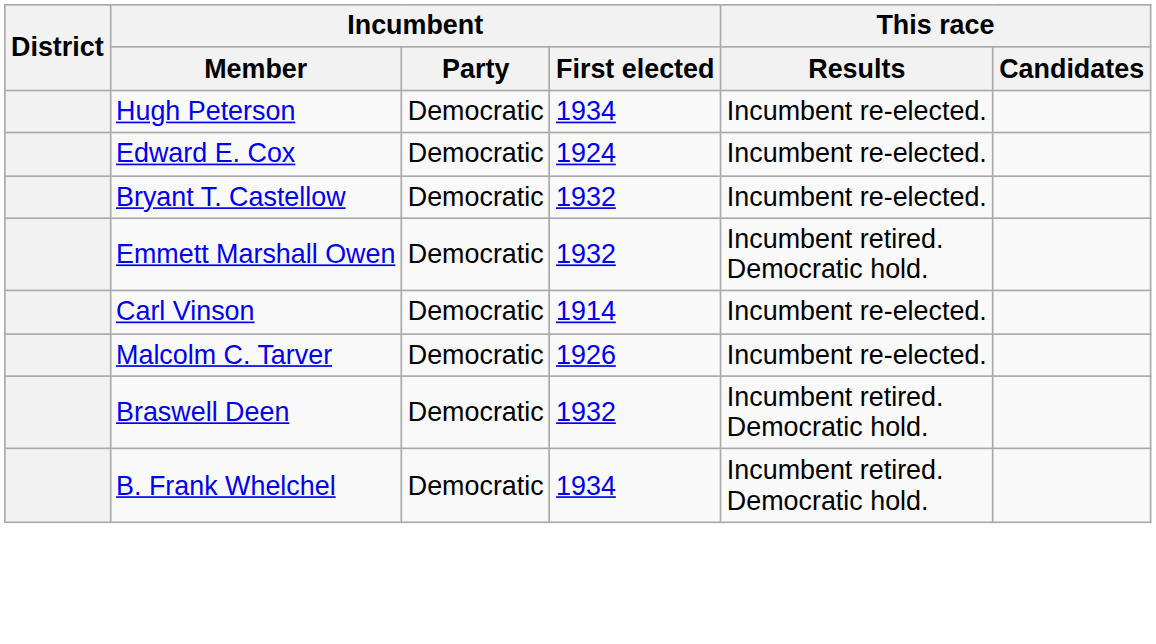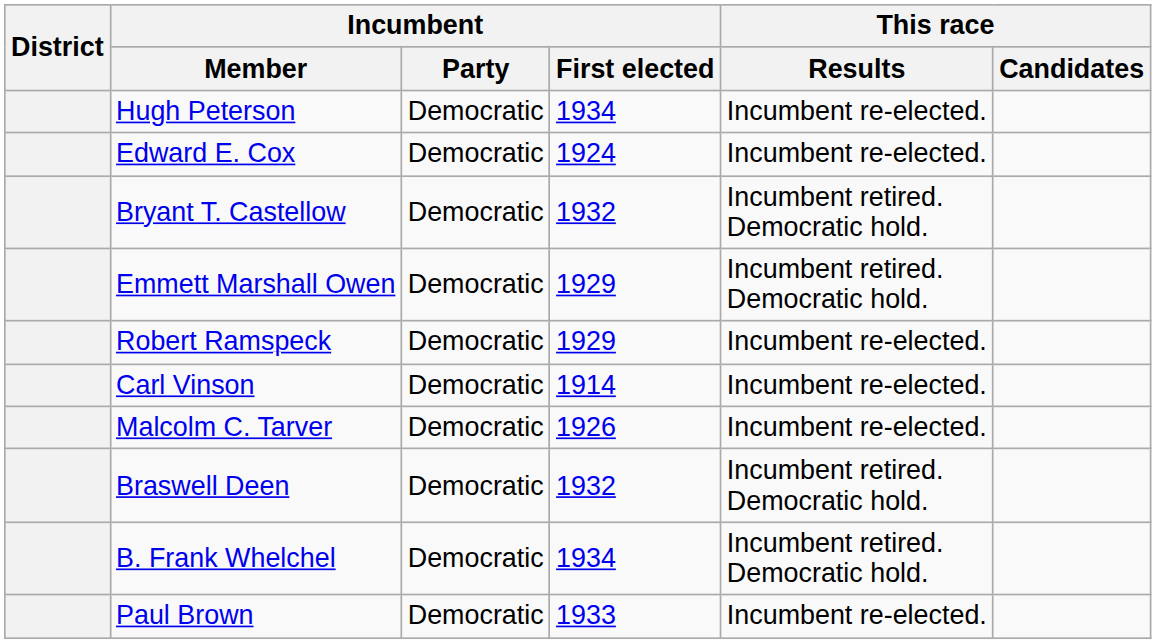(857, 196) Incumbent re-elected. -> (835, 211) Incumbent retired. Democratic hold.
(586, 254) 1932 -> (586, 284) 1929
+ row: (224, 342)
+ row: (185, 615)
